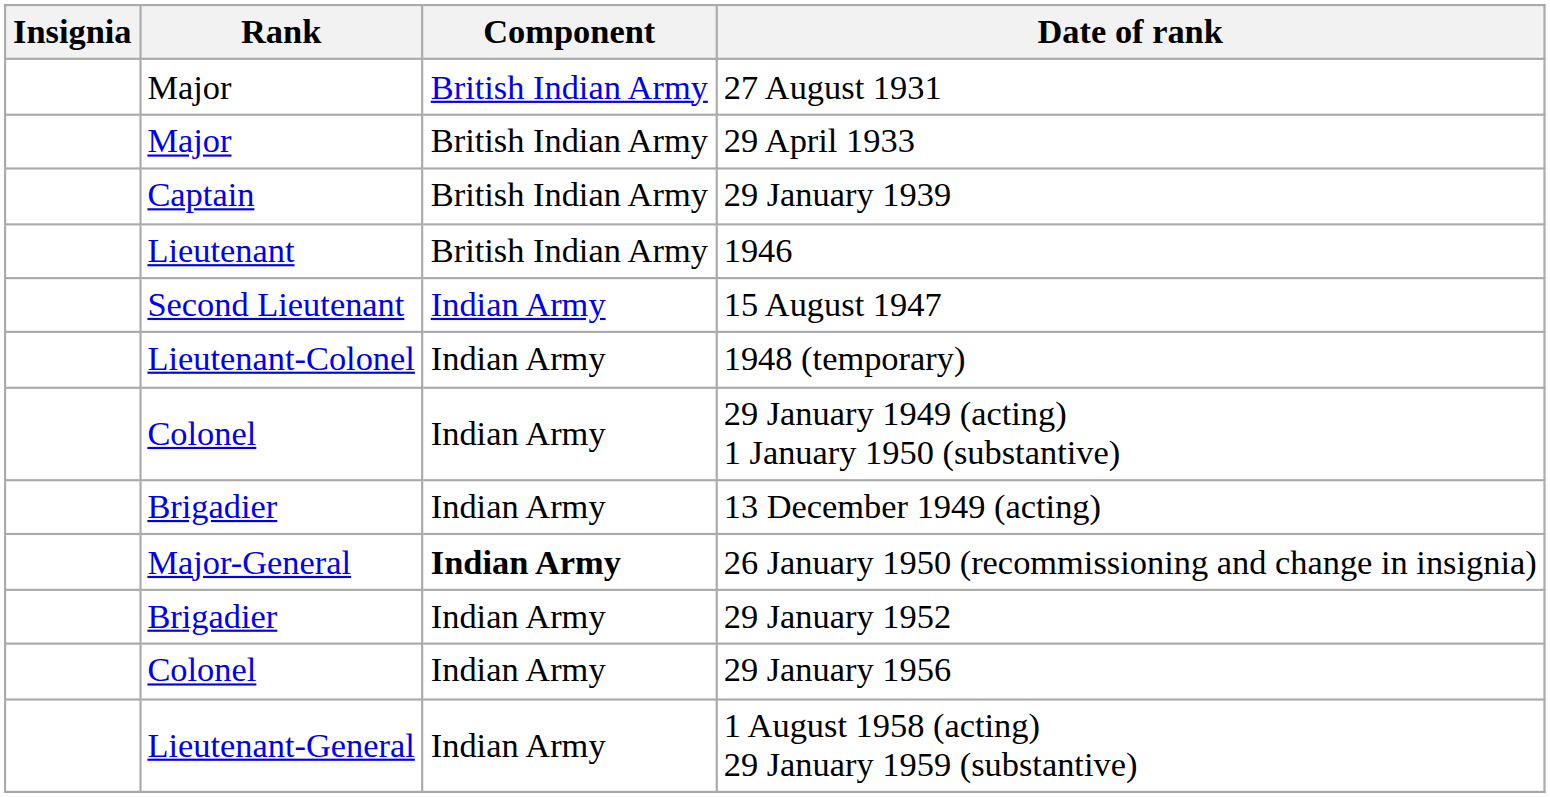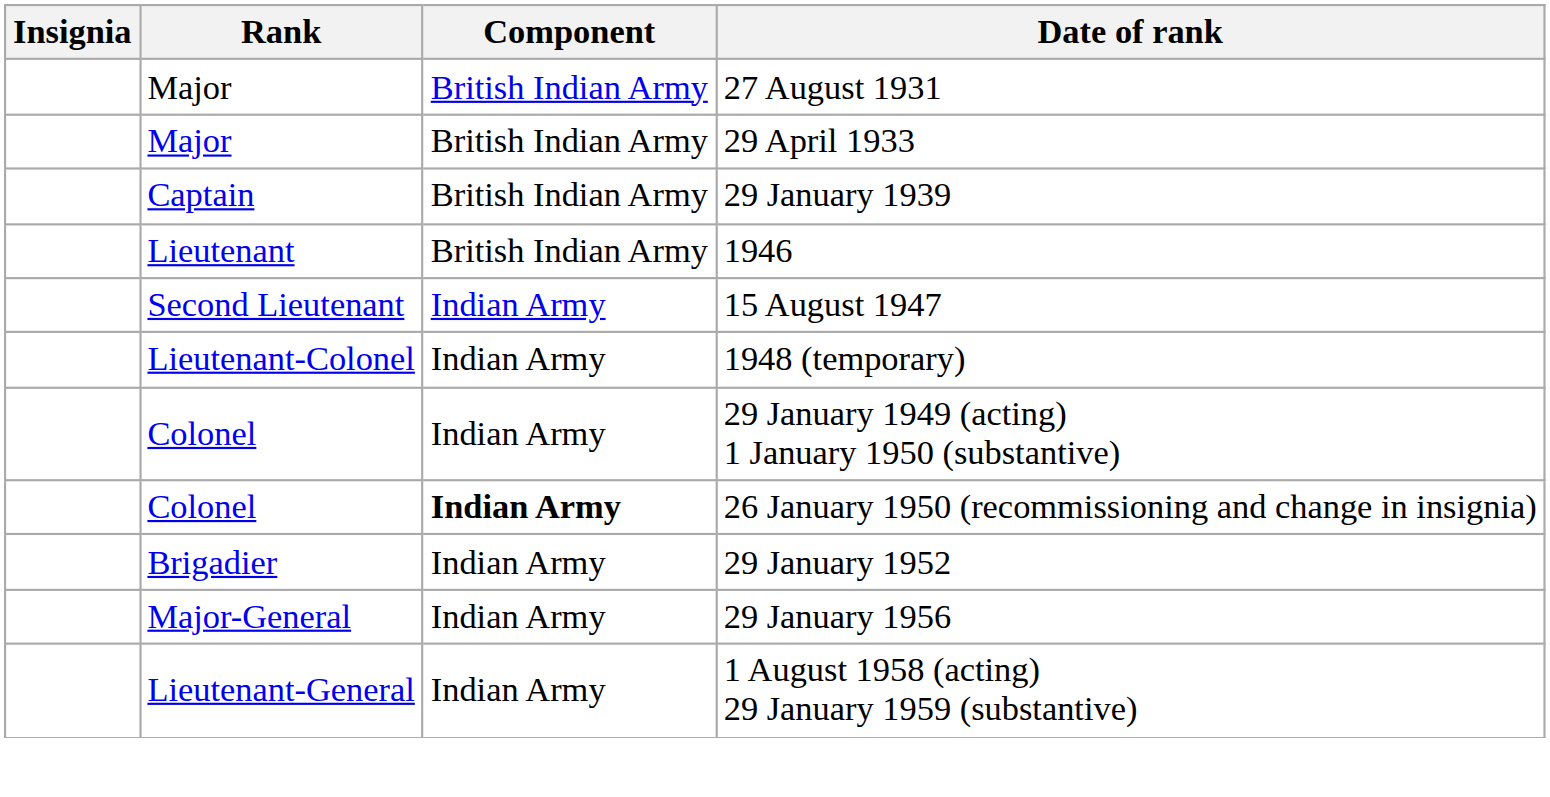- row: (912, 506)
(249, 561) Major-General -> (202, 506) Colonel
(202, 670) Colonel -> (249, 616) Major-General
